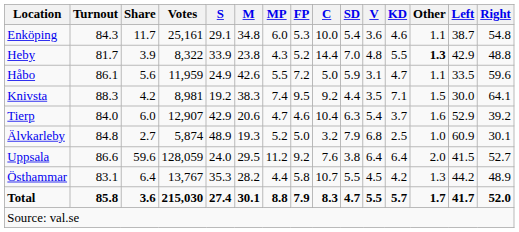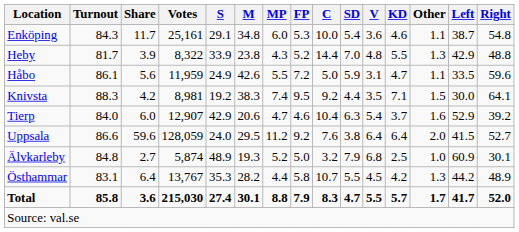(438, 55) bold -> (438, 55) normal
rows swapped: (28, 156) <-> (36, 136)
